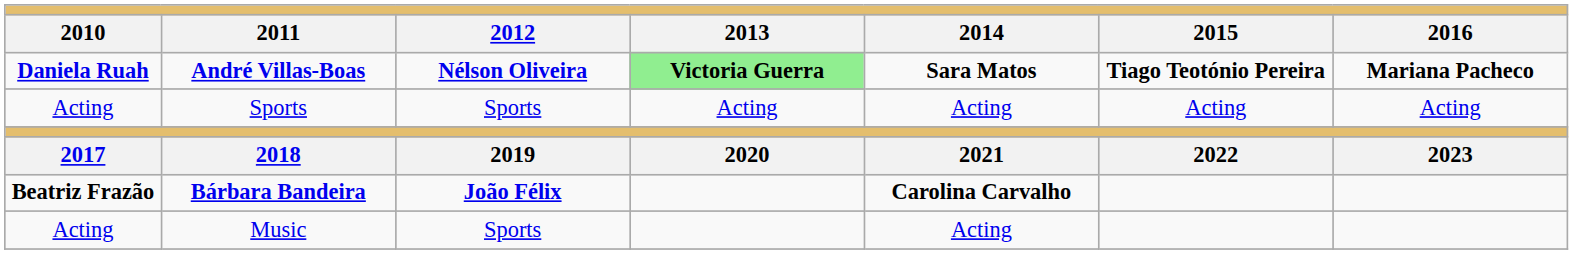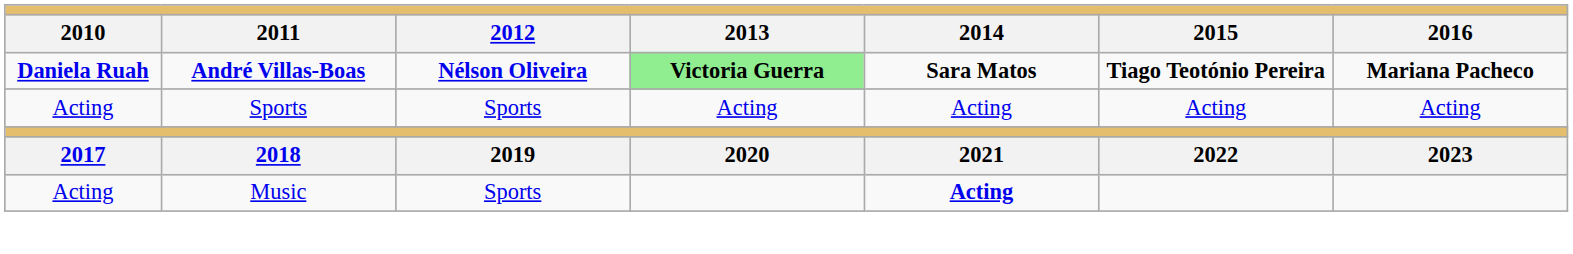- row: (83, 191)
(981, 228) normal -> (981, 191) bold
